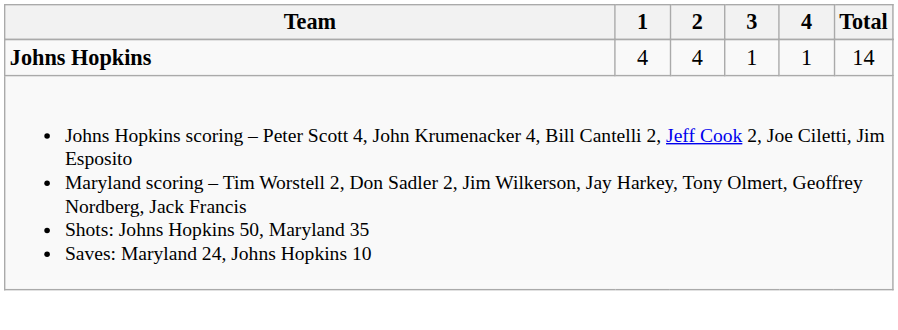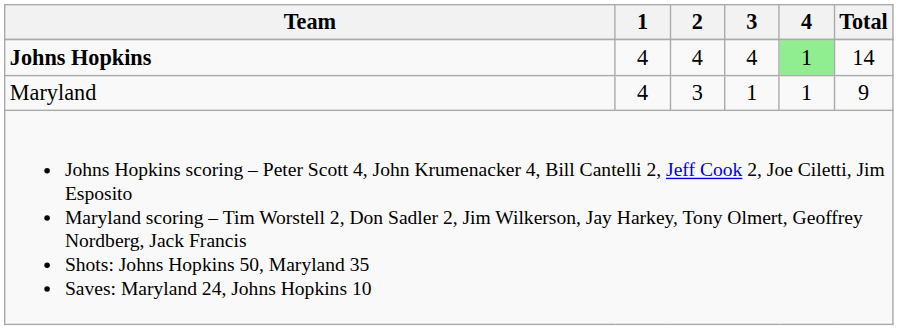(752, 57) 1 -> (752, 57) 4
(807, 57) no background -> (807, 57) lightgreen background
+ row: (53, 92)
